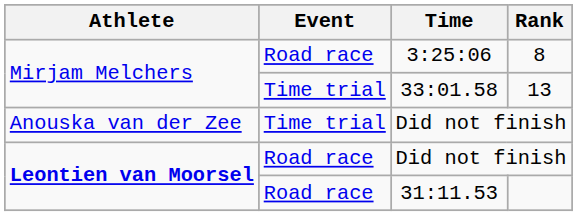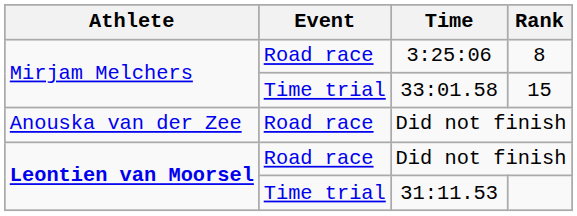(539, 90) 13 -> (539, 90) 15
(325, 124) Time trial -> (319, 124) Road race
(319, 193) Road race -> (325, 193) Time trial
